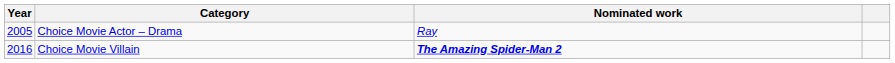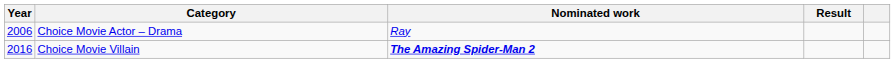+ column: (834, 13)
(20, 31) 2005 -> (20, 31) 2006
